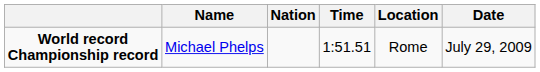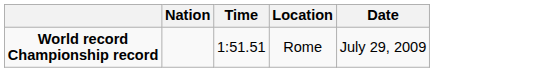- column: (214, 16)
